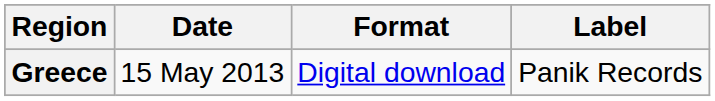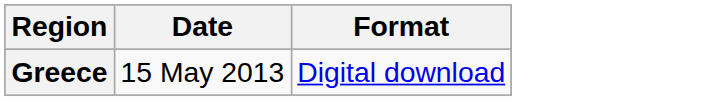- column: (610, 26)
